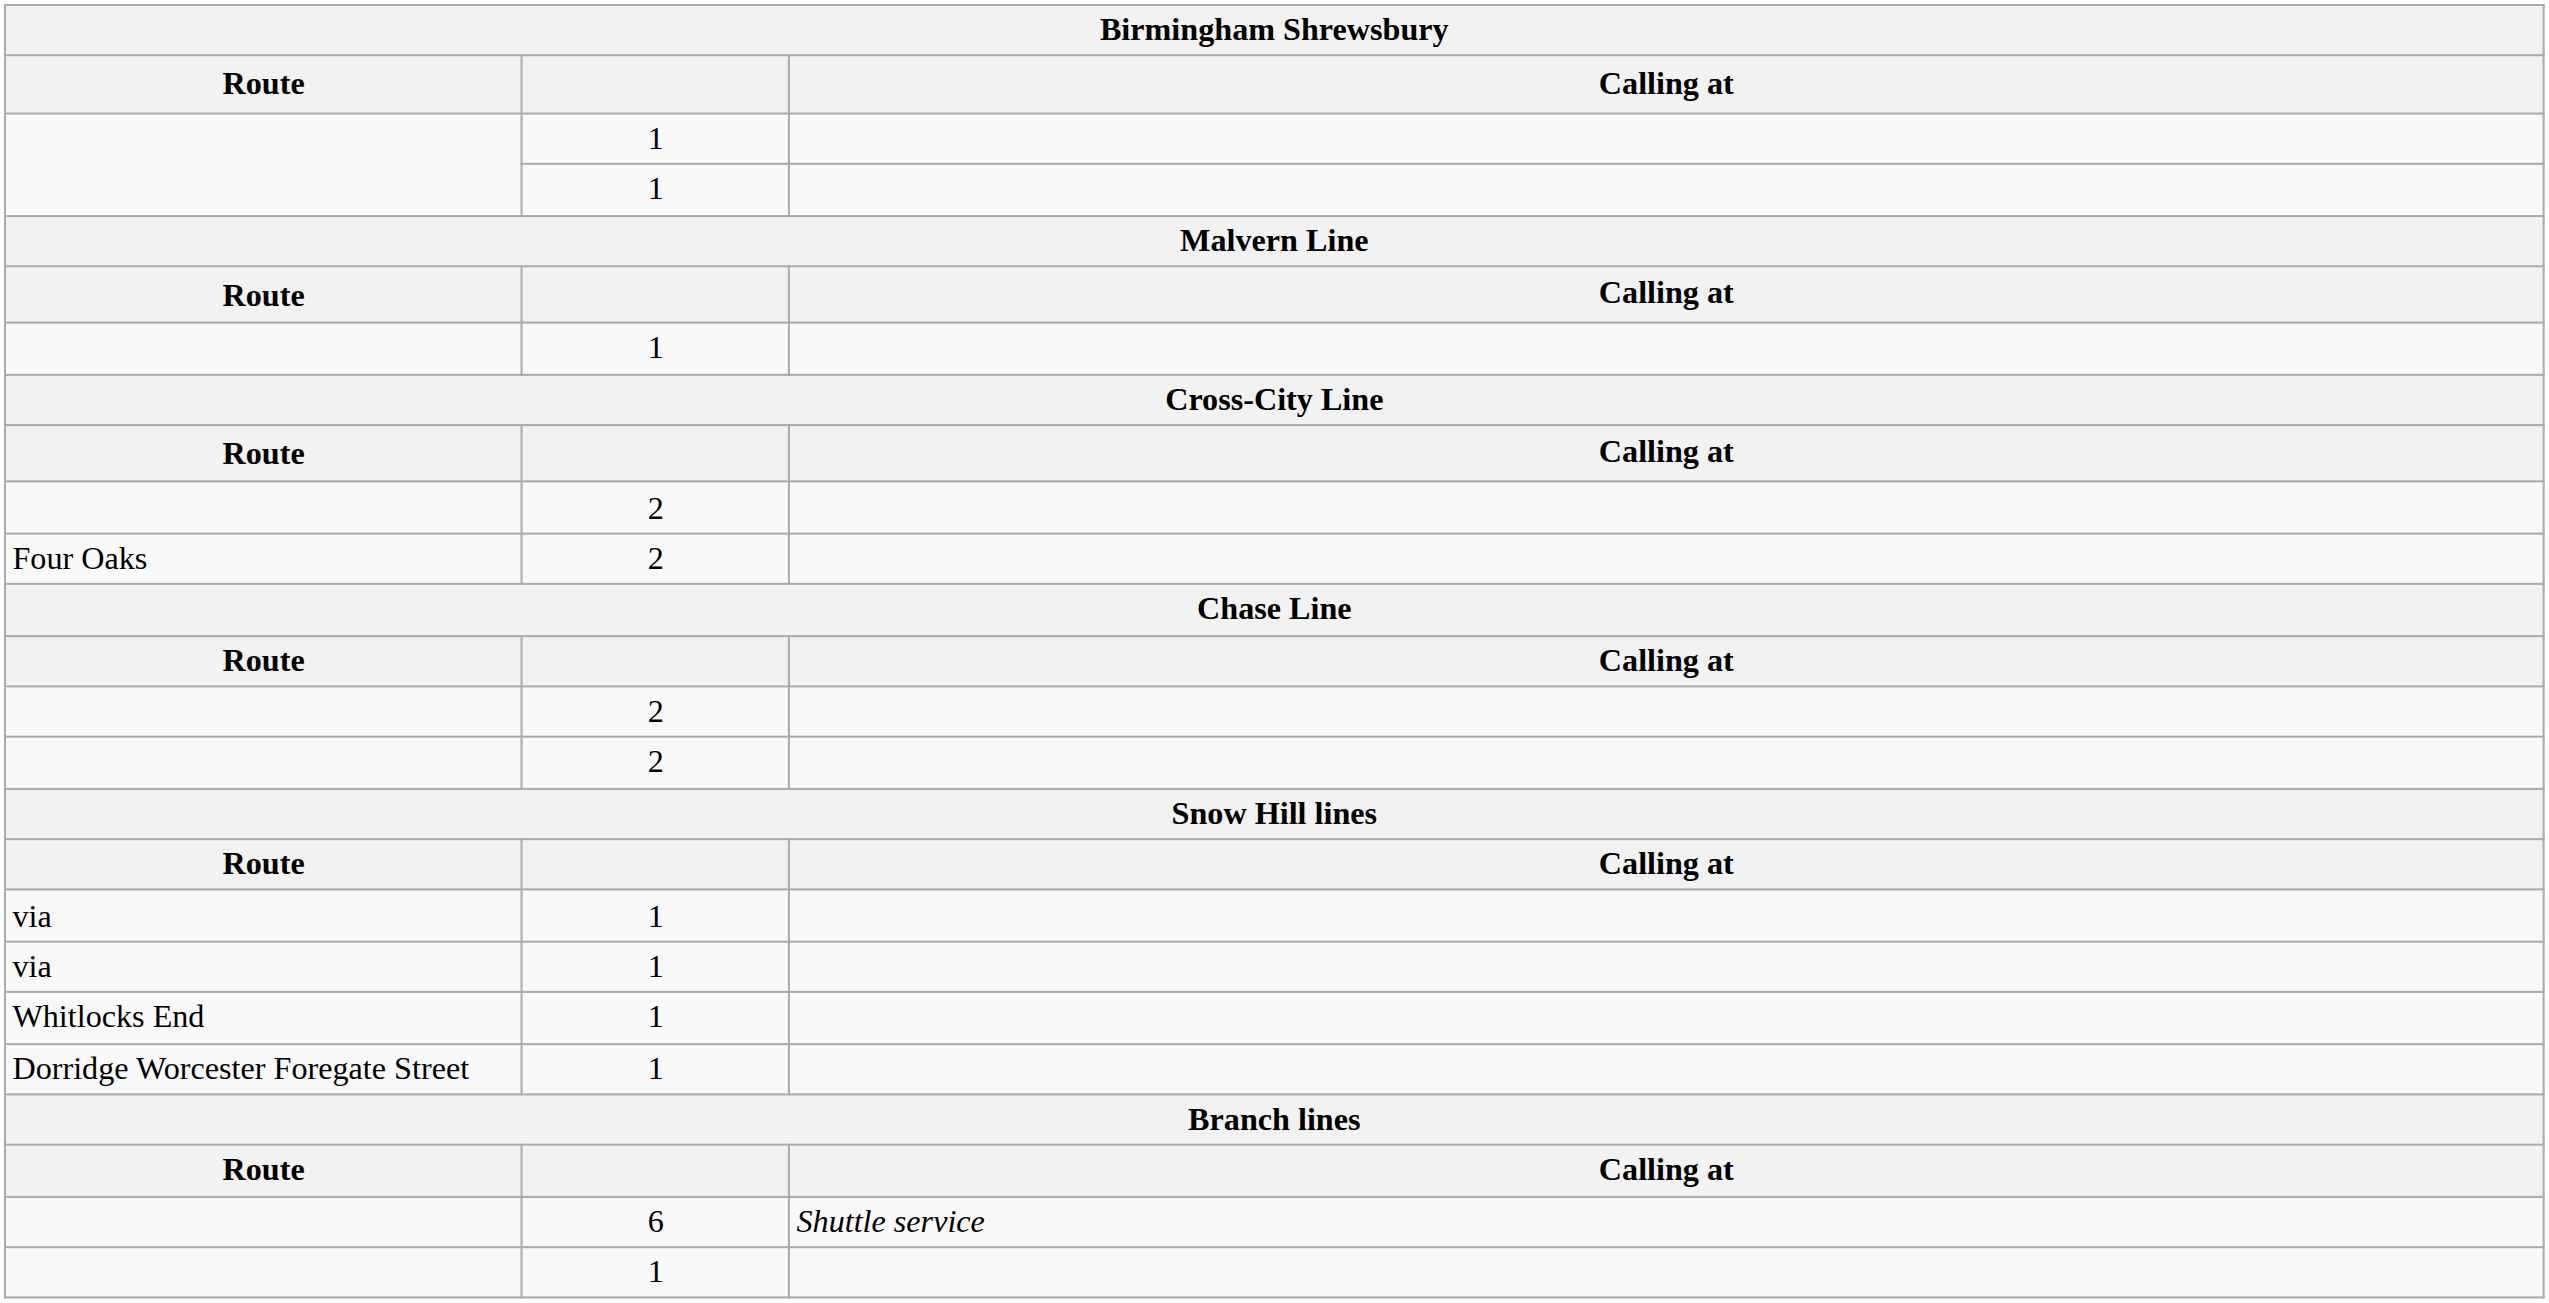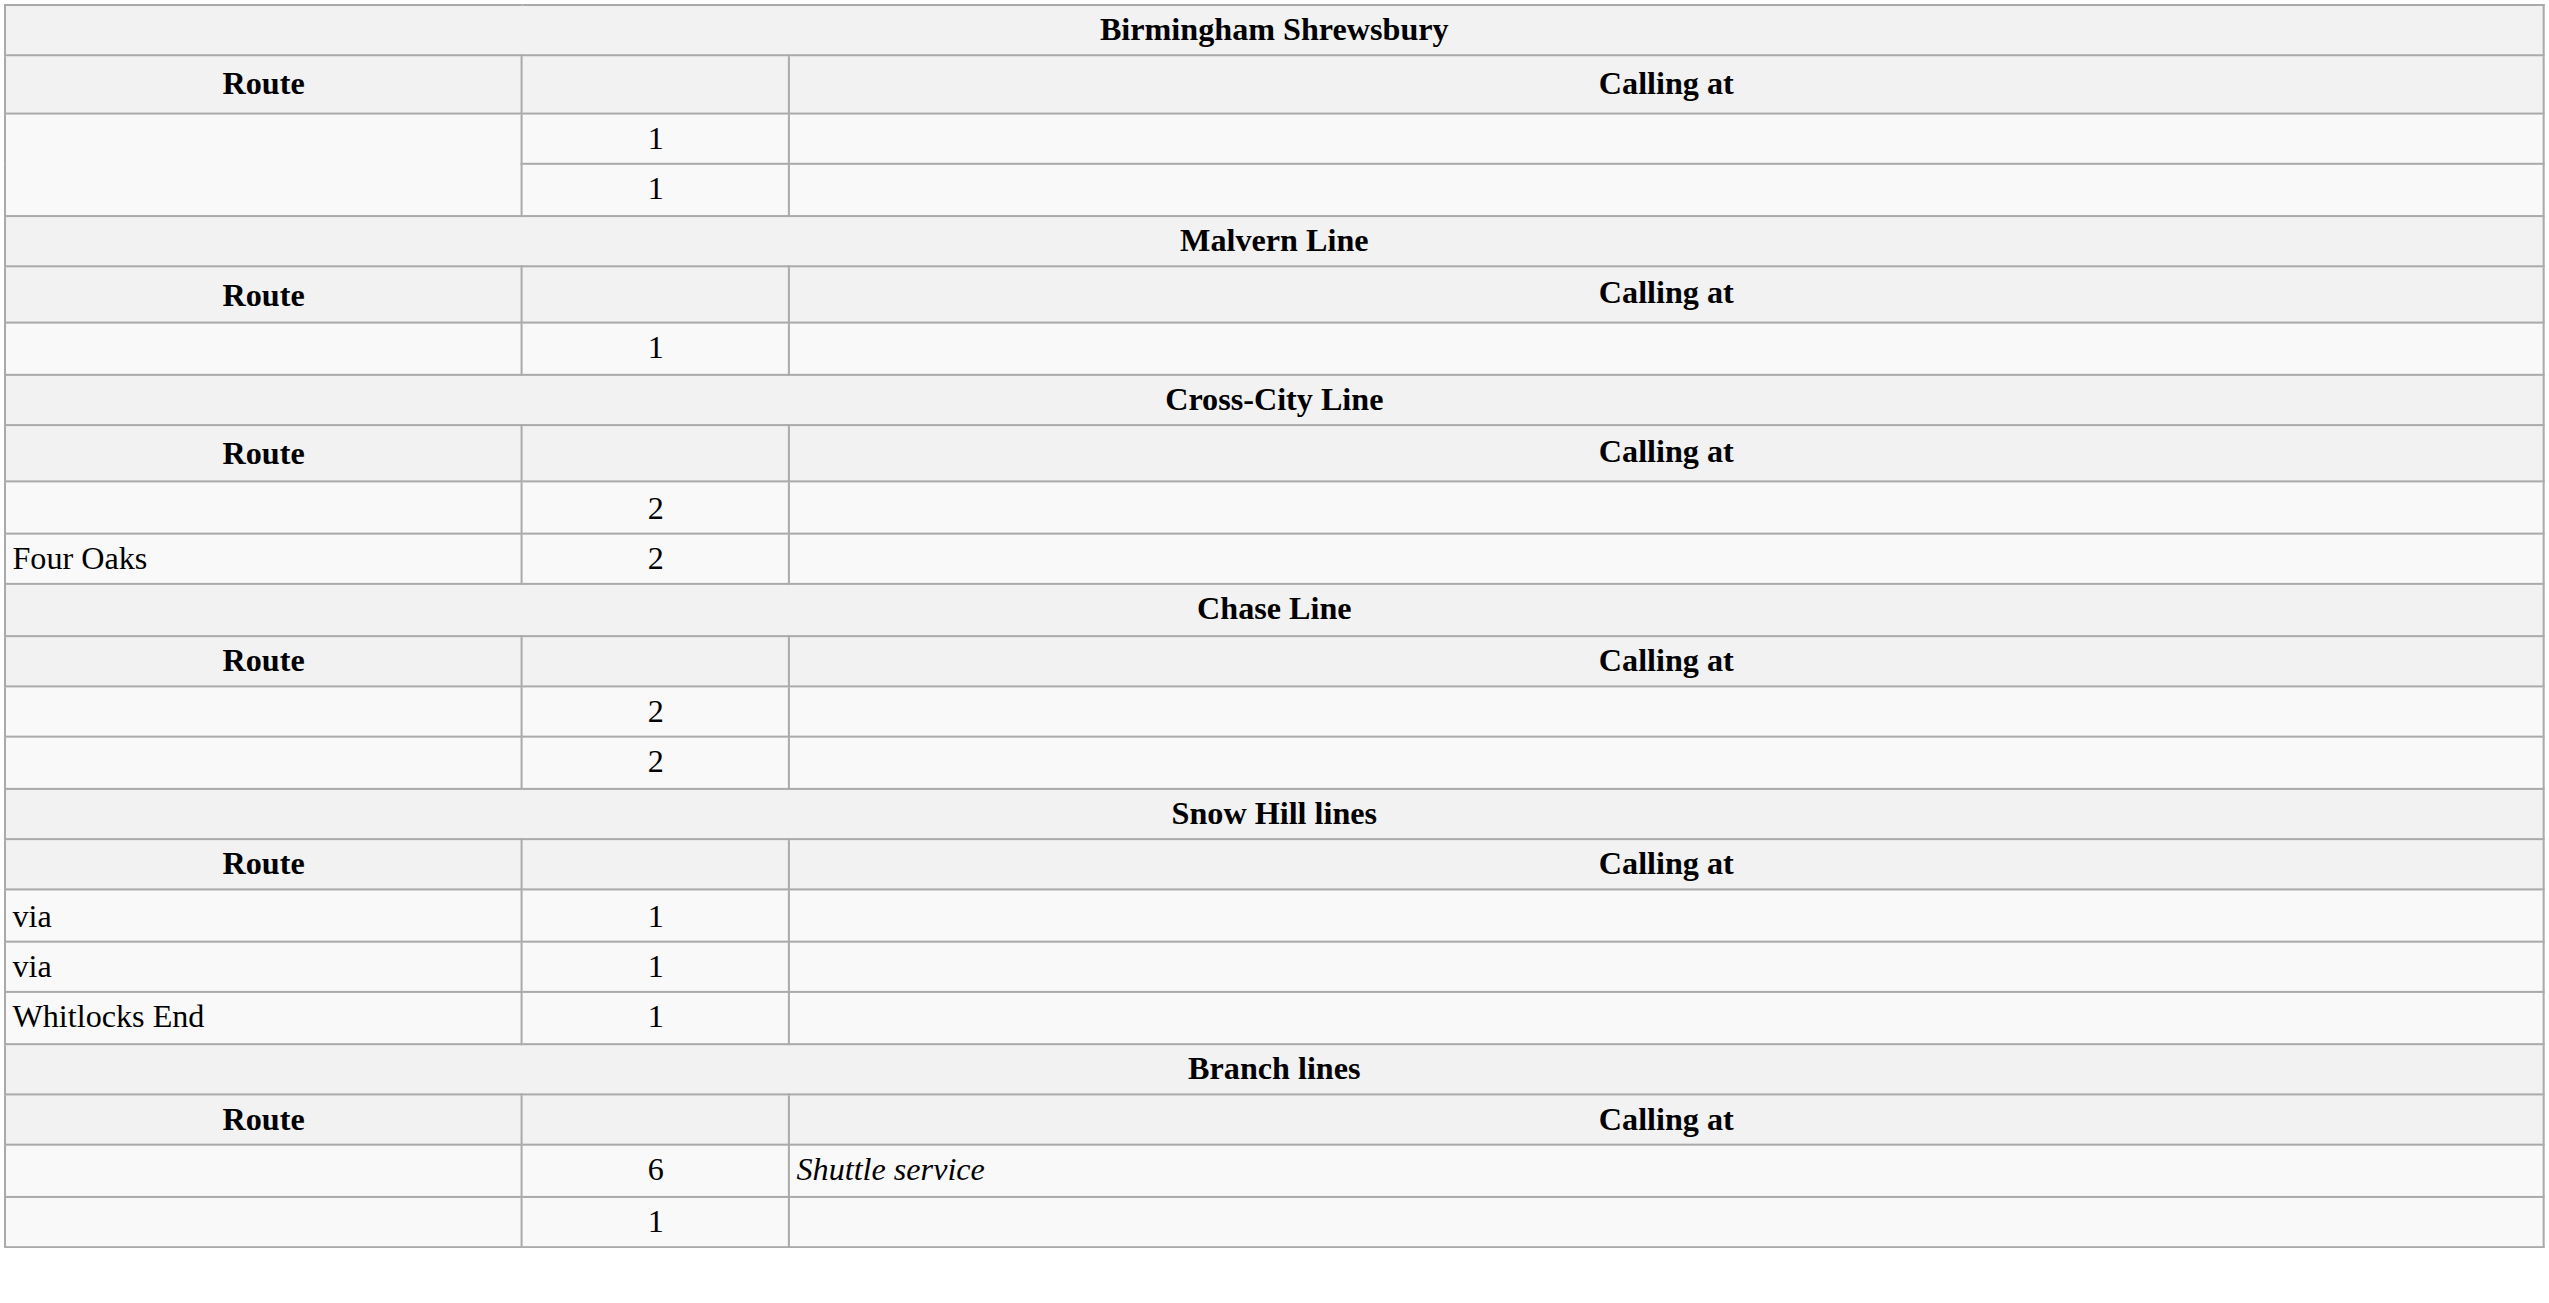- row: (241, 1068)
